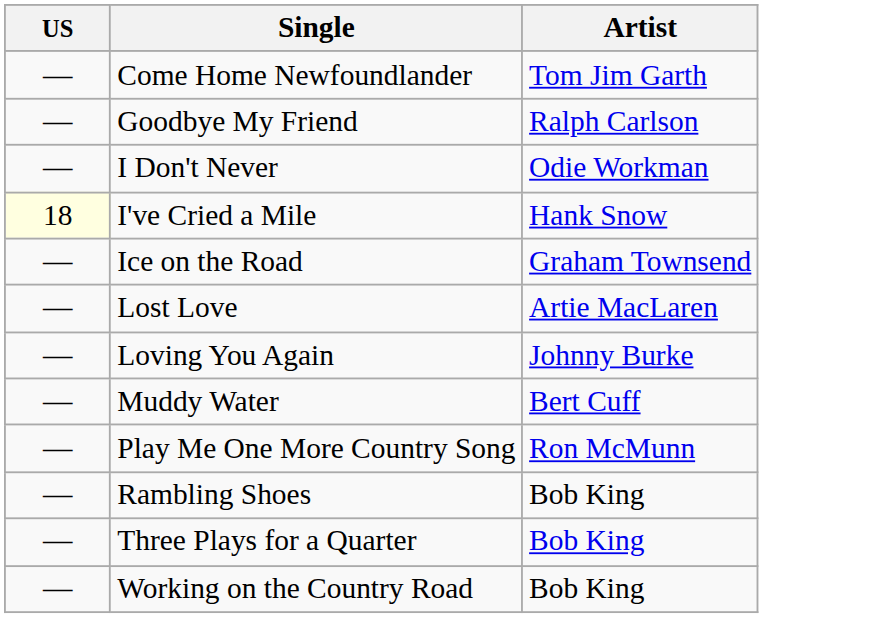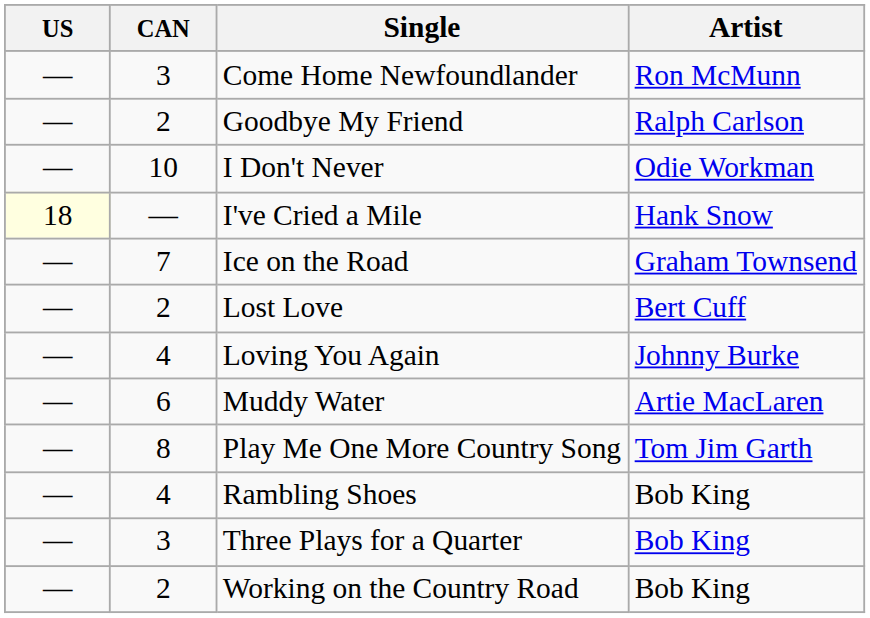+ column: (163, 29)
(618, 74) Tom Jim Garth -> (718, 74) Ron McMunn
(623, 307) Artie MacLaren -> (690, 307) Bert Cuff
(585, 401) Bert Cuff -> (729, 401) Artie MacLaren
(612, 448) Ron McMunn -> (724, 448) Tom Jim Garth
